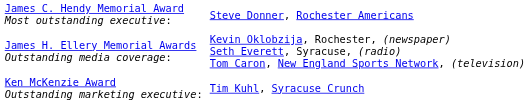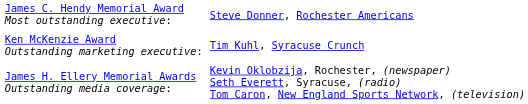rows swapped: (101, 51) <-> (104, 88)
